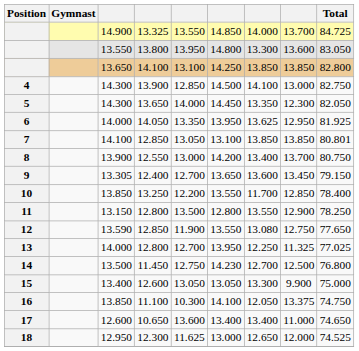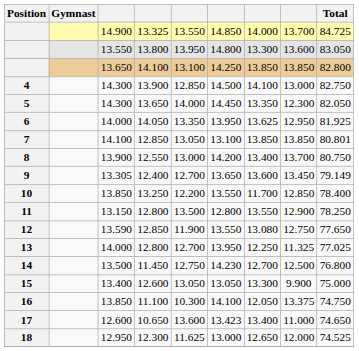(335, 175) 79.150 -> (335, 175) 79.149
(226, 319) 13.400 -> (226, 319) 13.423
